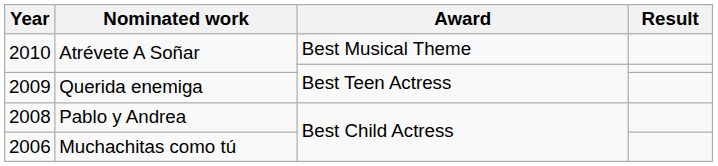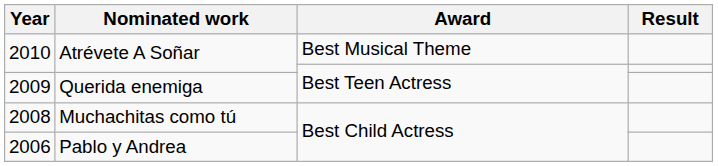(123, 117) Pablo y Andrea -> (148, 117) Muchachitas como tú
(148, 146) Muchachitas como tú -> (123, 146) Pablo y Andrea
